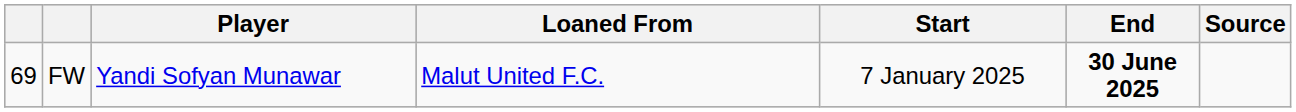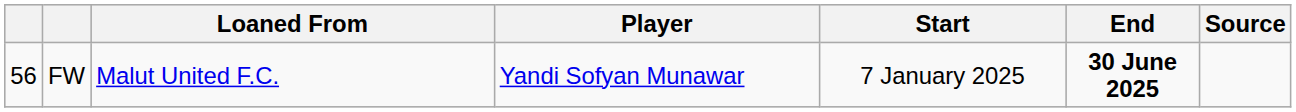columns swapped: (253, 24) <-> (617, 24)
(24, 75) 69 -> (24, 75) 56
